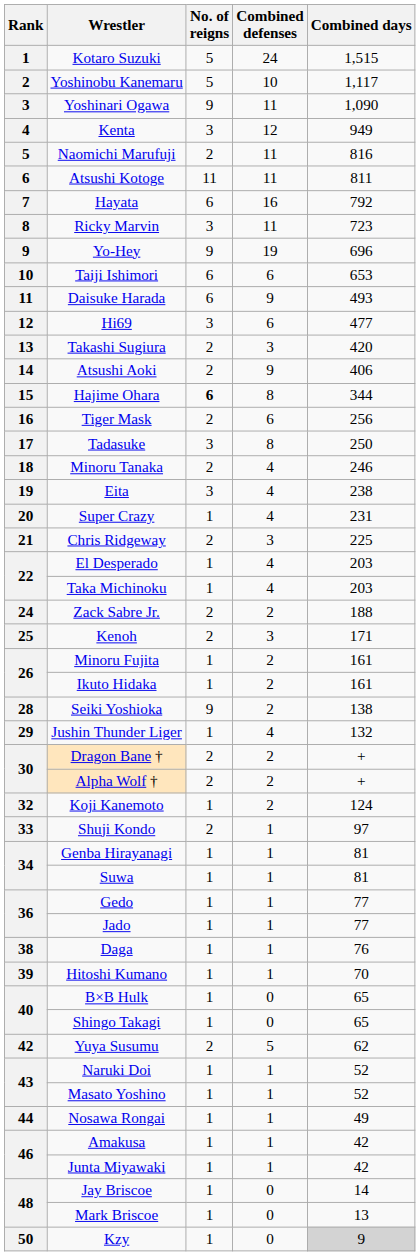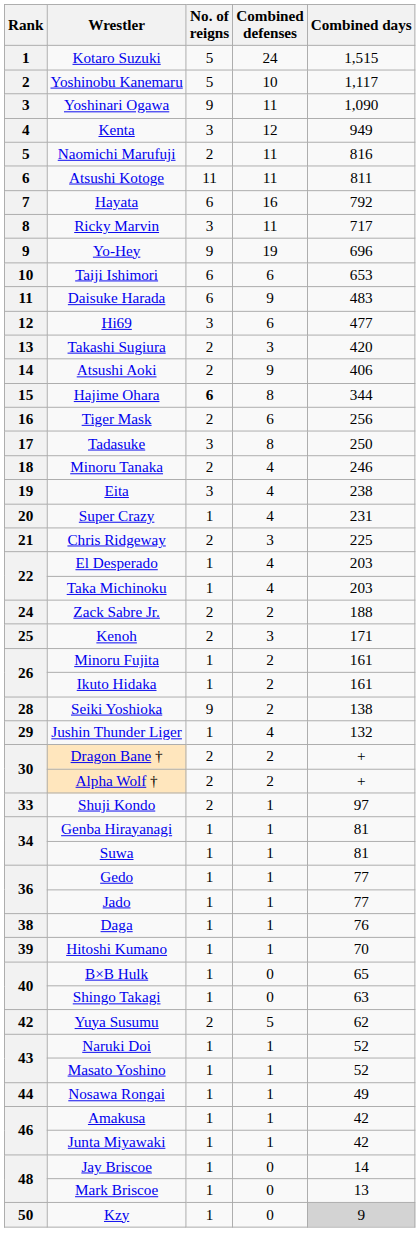(361, 226) 723 -> (361, 226) 717
(361, 298) 493 -> (361, 298) 483
- row: (117, 805)
(361, 1022) 65 -> (361, 997) 63
